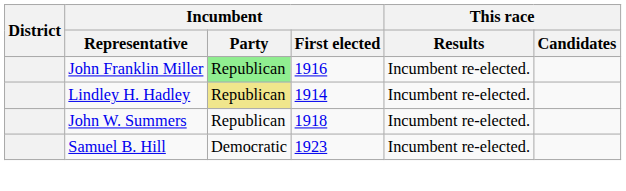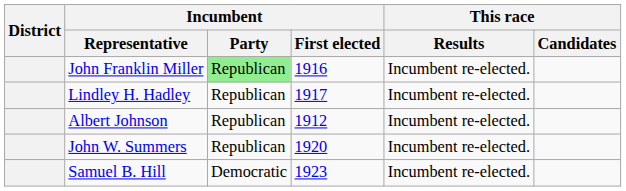(248, 95) khaki background -> (248, 95) no background
(311, 95) 1914 -> (311, 95) 1917
+ row: (118, 120)
(311, 120) 1918 -> (311, 146) 1920
